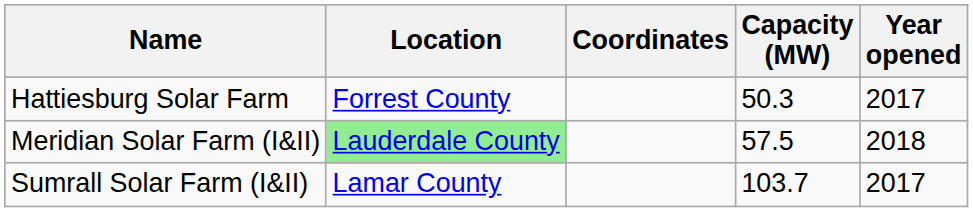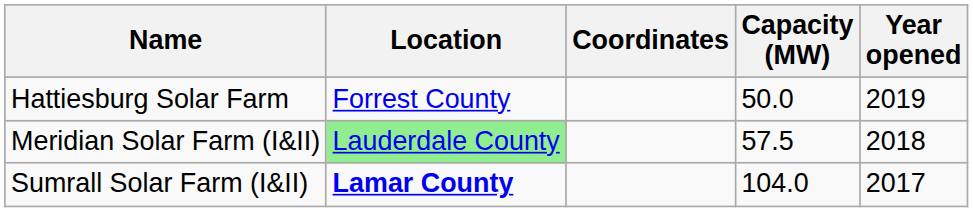(768, 98) 50.3 -> (768, 98) 50.0
(896, 98) 2017 -> (896, 98) 2019
(417, 183) normal -> (423, 183) bold
(775, 183) 103.7 -> (775, 183) 104.0
